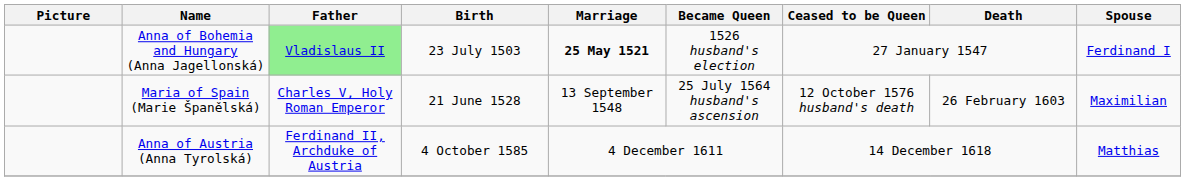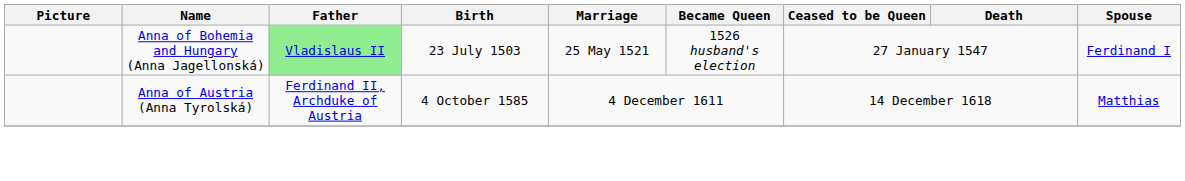(607, 50) bold -> (607, 50) normal
- row: (195, 100)
